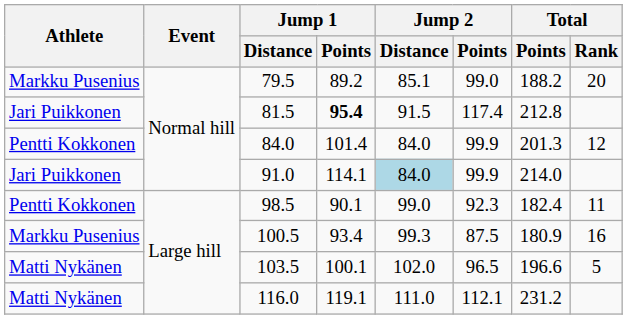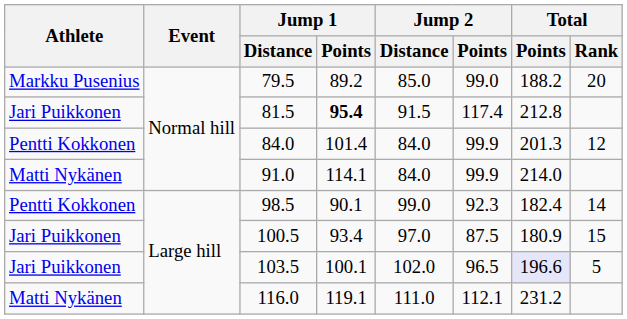(414, 82) 85.1 -> (414, 82) 85.0
(65, 174) Jari Puikkonen -> (65, 174) Matti Nykänen
(414, 174) lightblue background -> (414, 174) no background
(596, 205) 11 -> (596, 205) 14
(74, 236) Markku Pusenius -> (65, 236) Jari Puikkonen
(414, 236) 99.3 -> (414, 236) 97.0
(596, 236) 16 -> (596, 236) 15
(65, 267) Matti Nykänen -> (65, 267) Jari Puikkonen
(541, 267) no background -> (541, 267) lavender background
